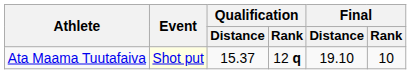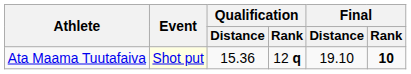(238, 58) 15.37 -> (238, 58) 15.36
(386, 58) normal -> (386, 58) bold
